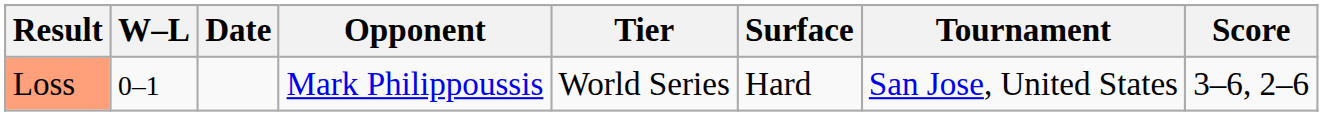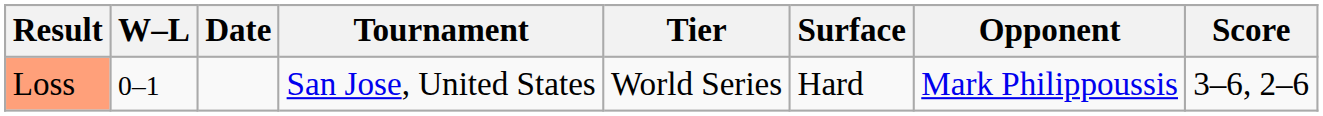columns swapped: (1023, 30) <-> (415, 30)
